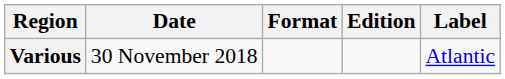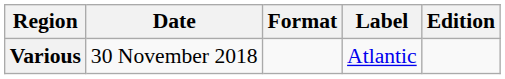columns swapped: (460, 21) <-> (381, 21)
